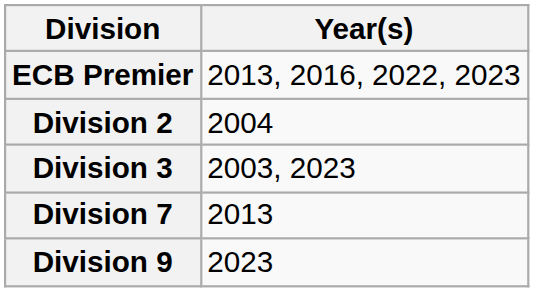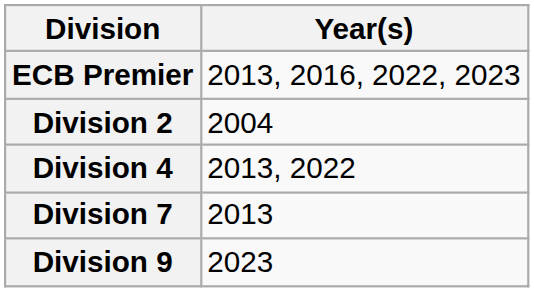- row: (103, 168)
+ row: (103, 168)
